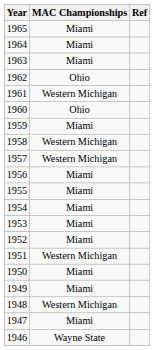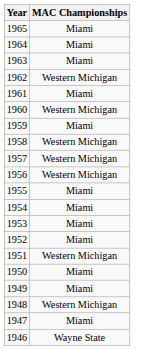- column: (140, 12)
(80, 77) Ohio -> (80, 77) Western Michigan
(80, 93) Western Michigan -> (80, 93) Miami
(80, 110) Ohio -> (80, 110) Western Michigan
(80, 175) Miami -> (80, 175) Western Michigan
